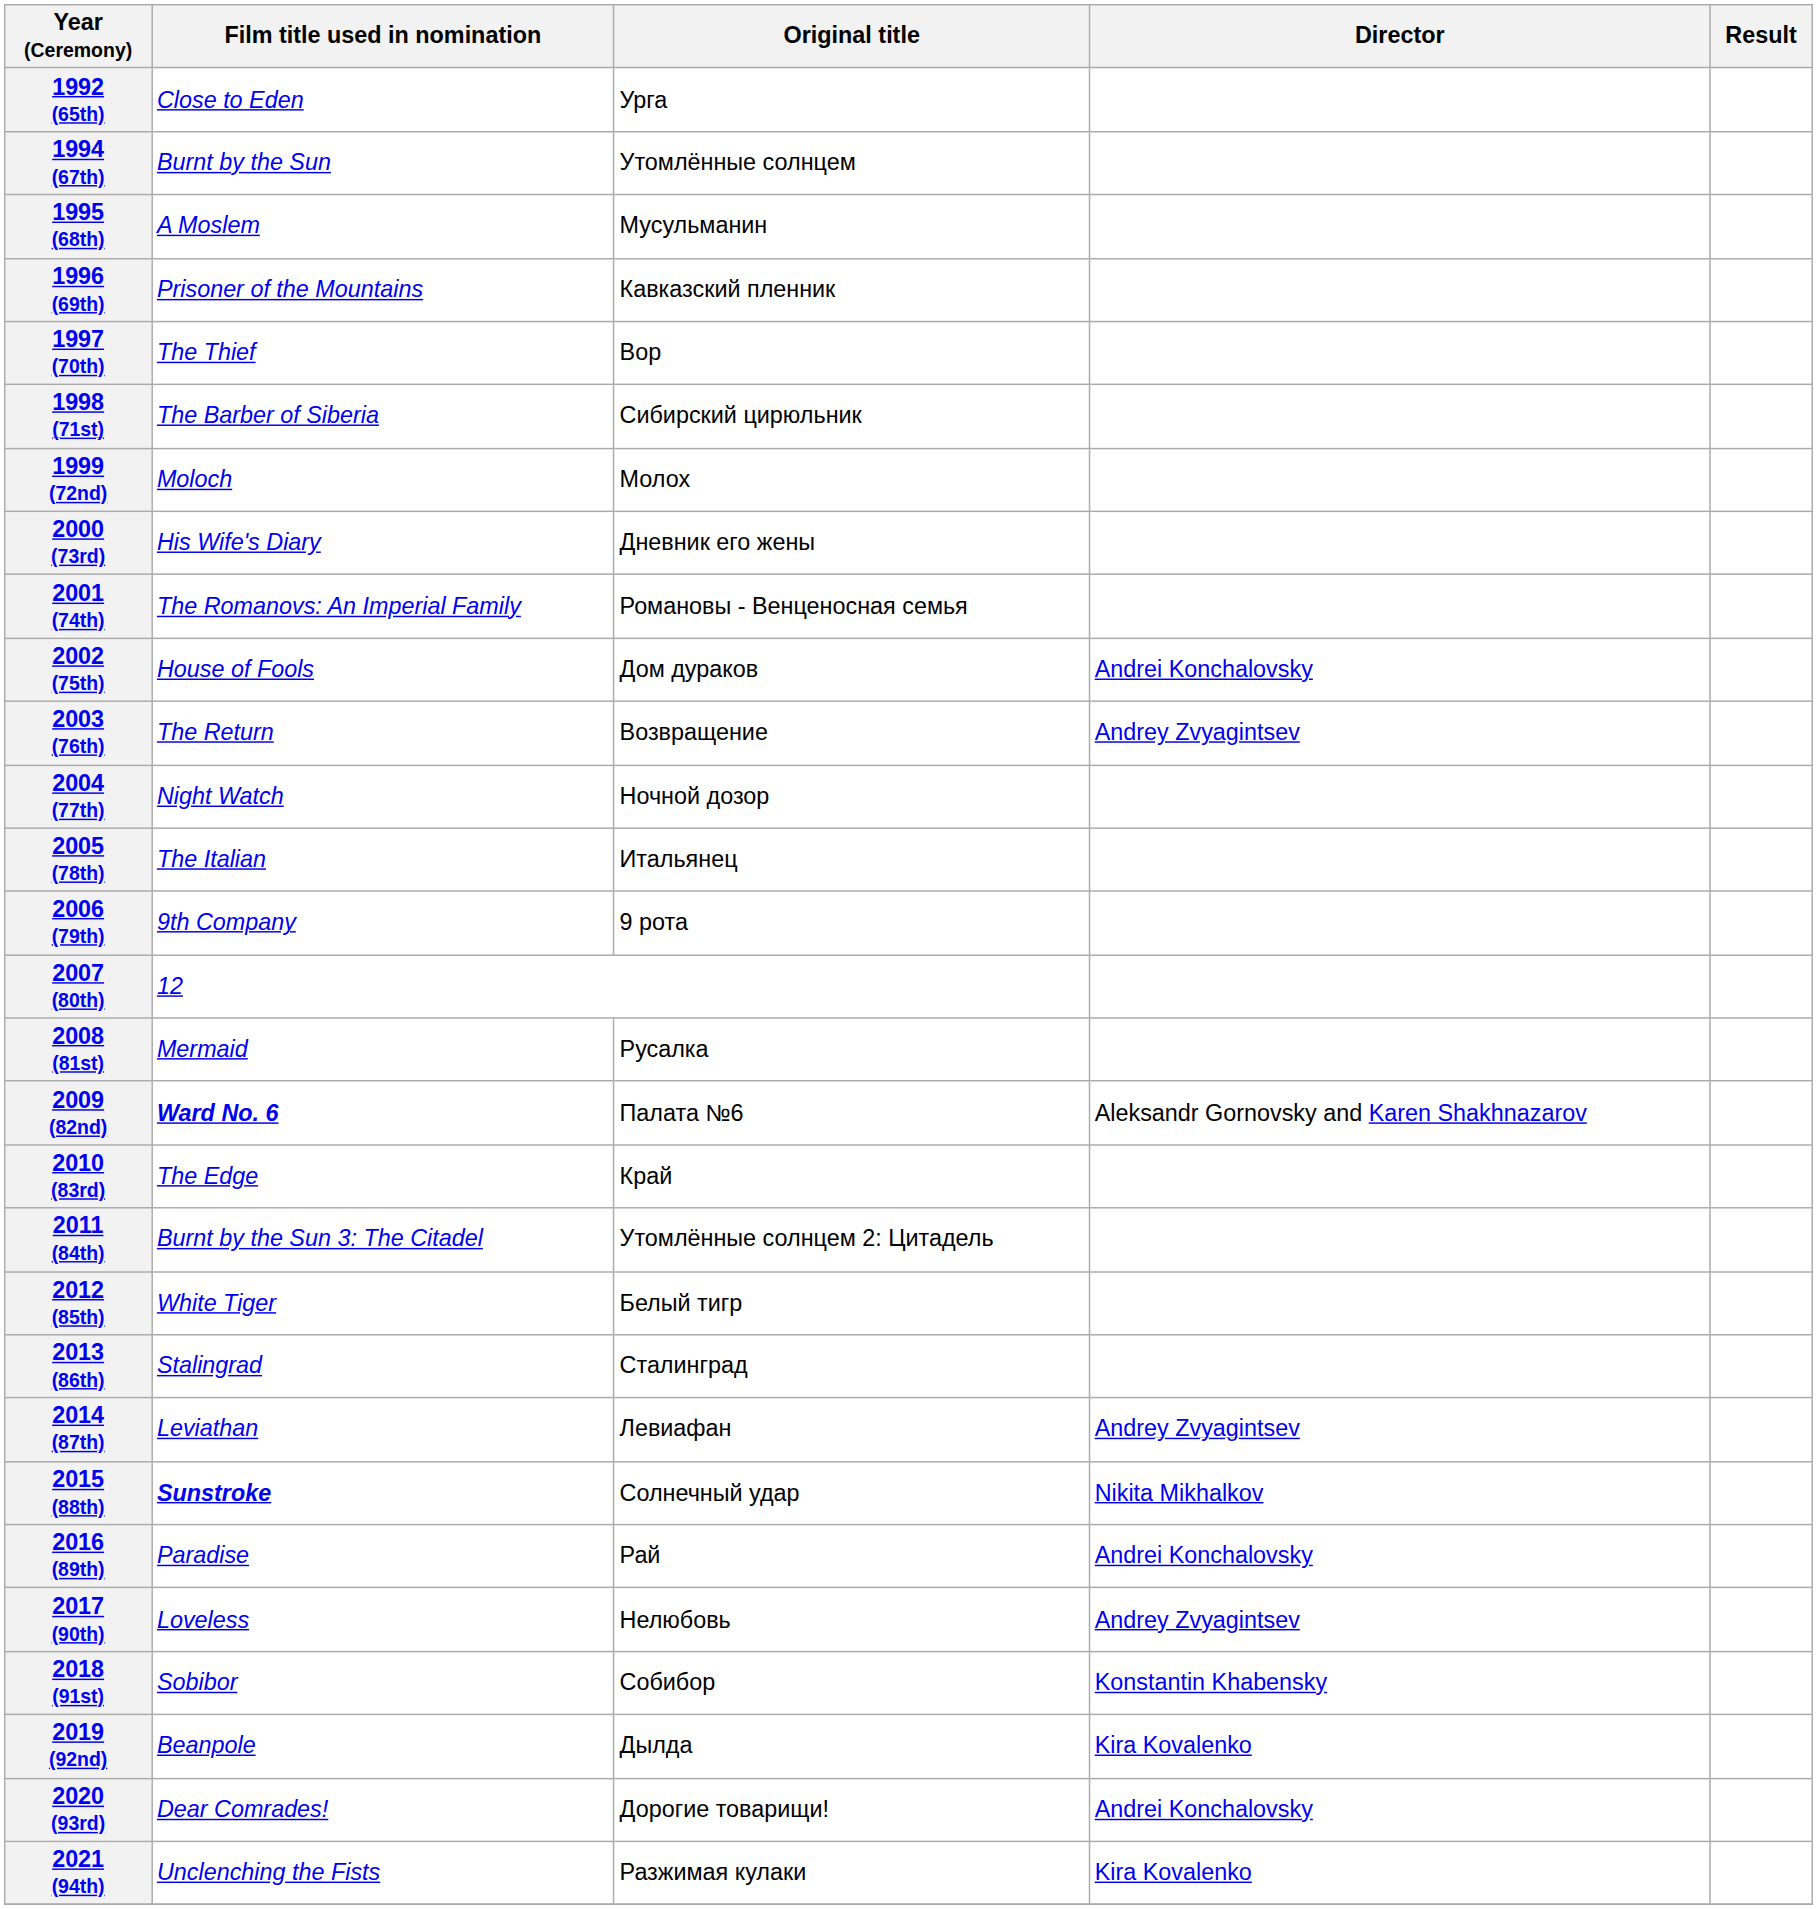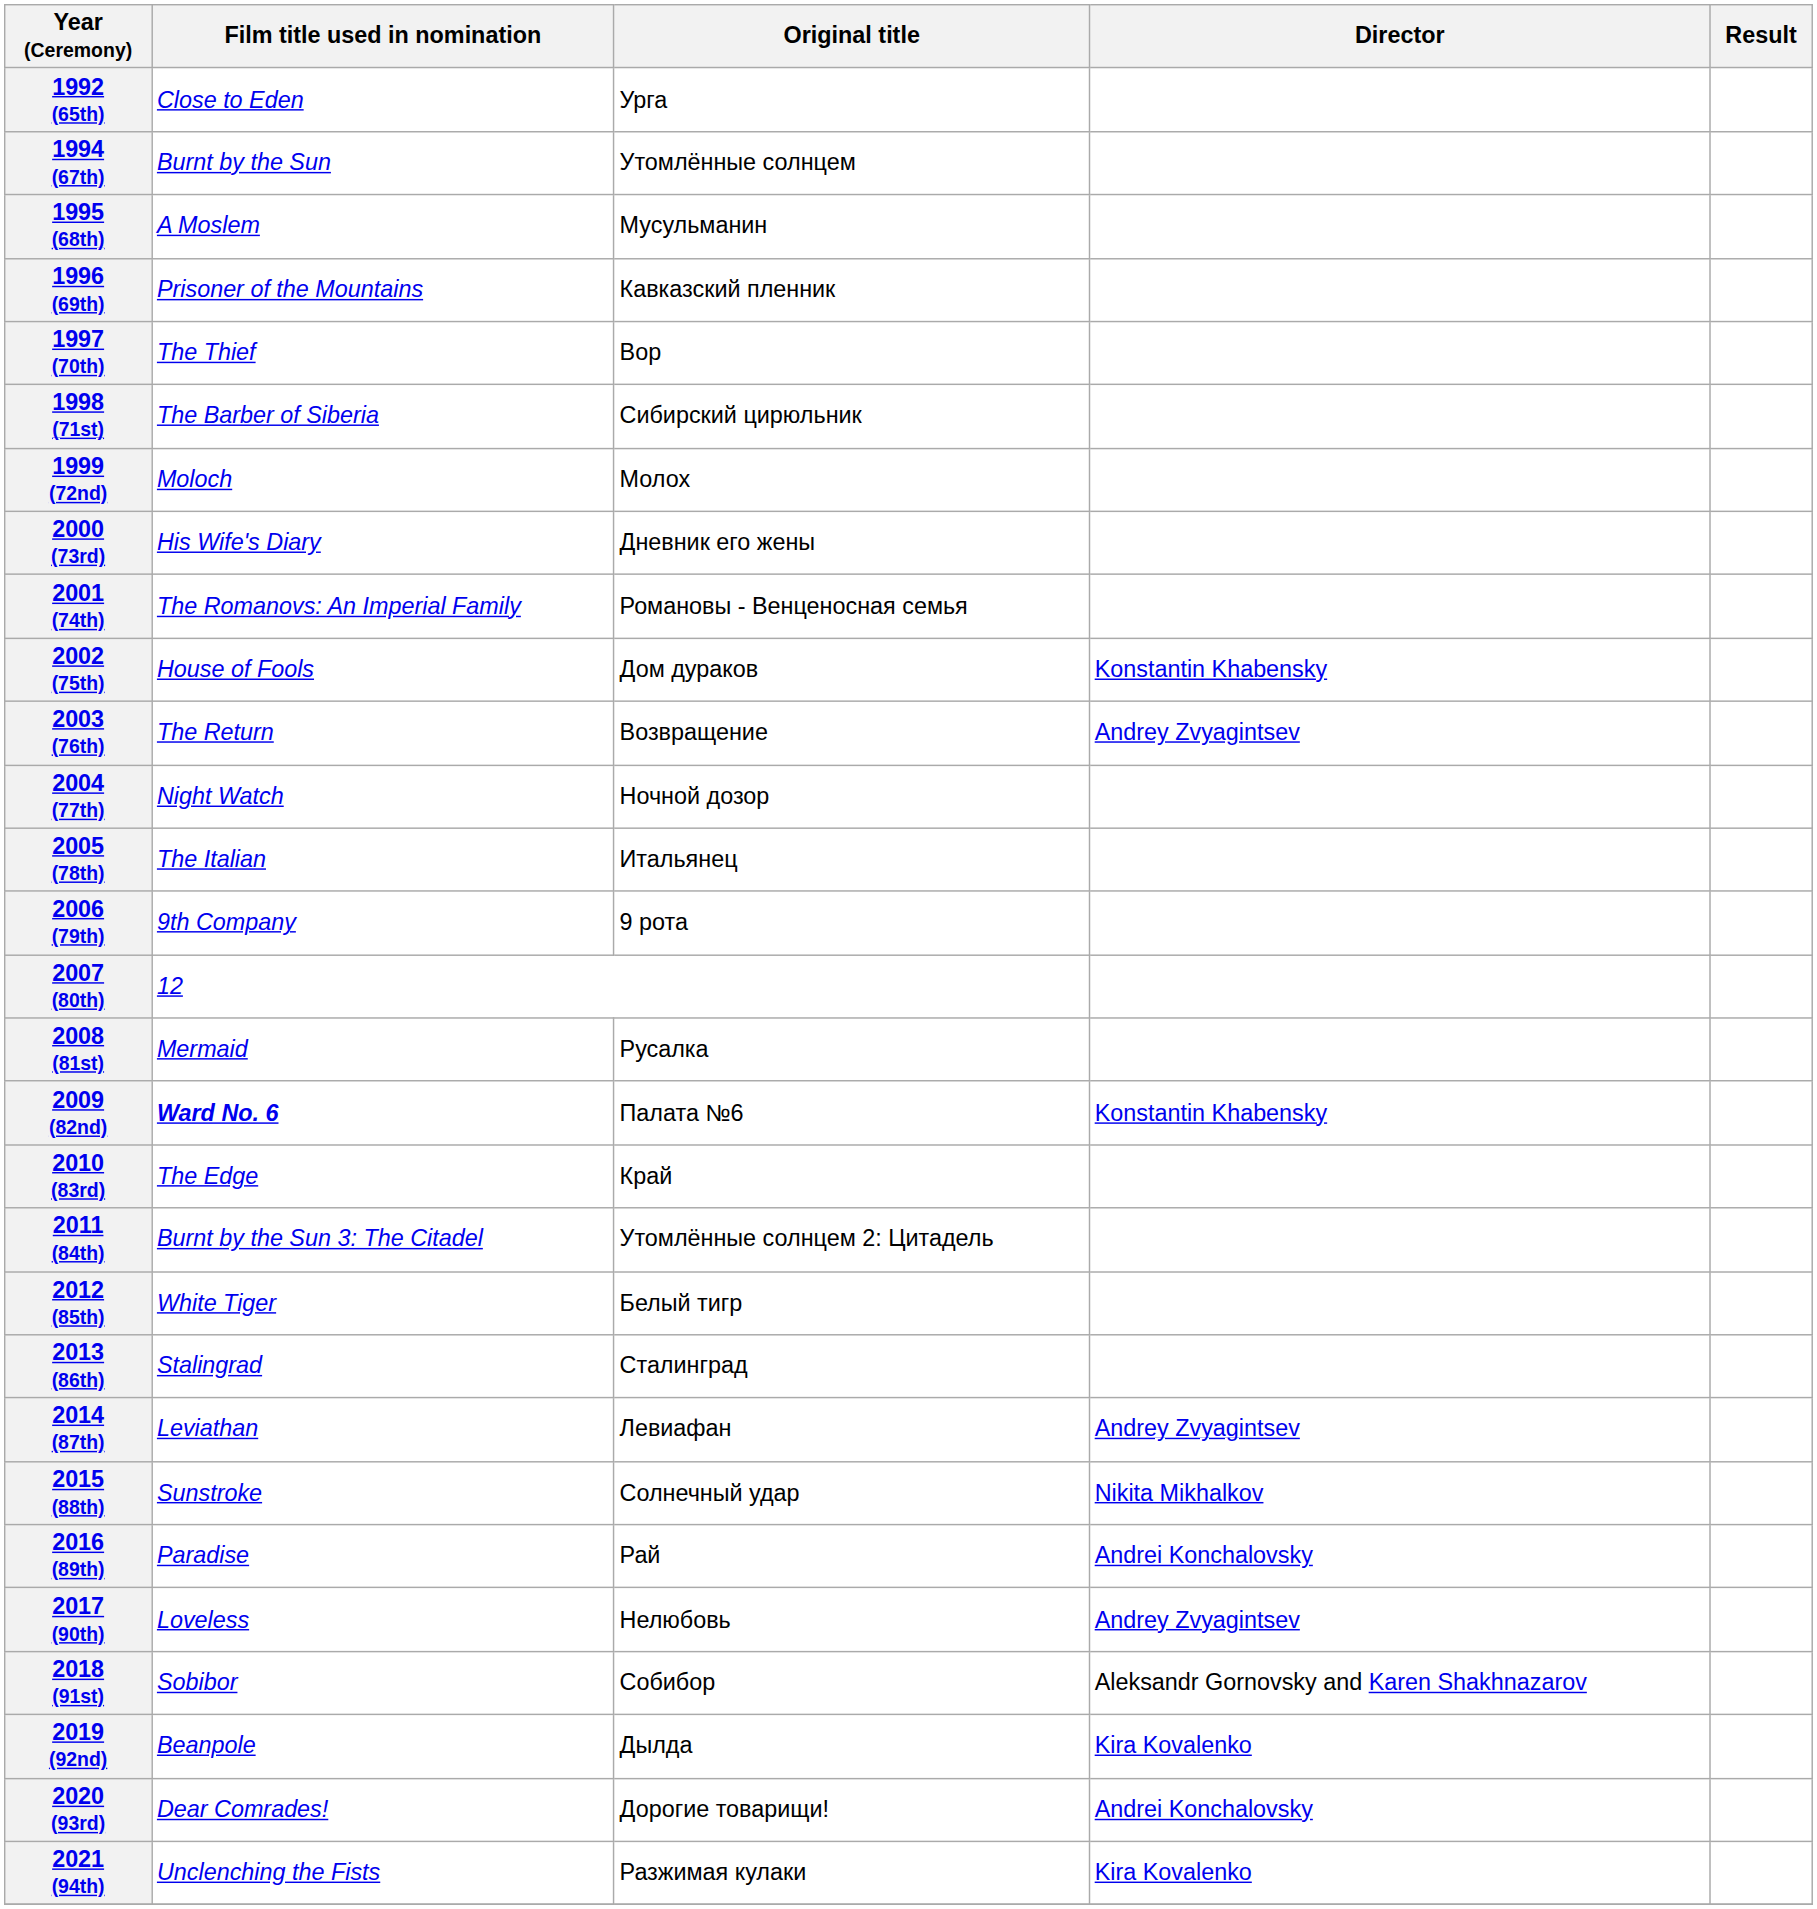(1204, 669) Andrei Konchalovsky -> (1211, 669) Konstantin Khabensky
(1341, 1112) Aleksandr Gornovsky and Karen Shakhnazarov -> (1211, 1112) Konstantin Khabensky
(214, 1492) bold -> (210, 1492) normal
(1211, 1682) Konstantin Khabensky -> (1341, 1682) Aleksandr Gornovsky and Karen Shakhnazarov
